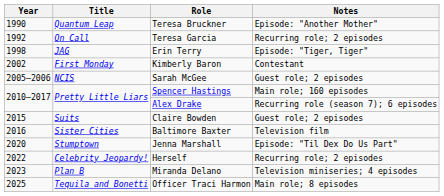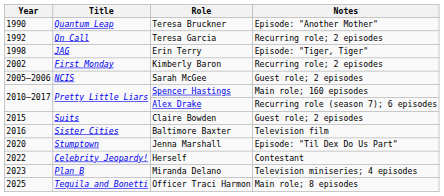(279, 64) Contestant -> (319, 64) Recurring role; 2 episodes
(319, 158) Recurring role; 2 episodes -> (279, 158) Contestant
